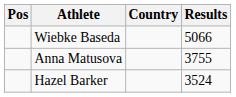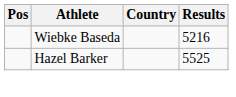(198, 37) 5066 -> (196, 37) 5216
- row: (78, 59)
(198, 80) 3524 -> (196, 59) 5525
